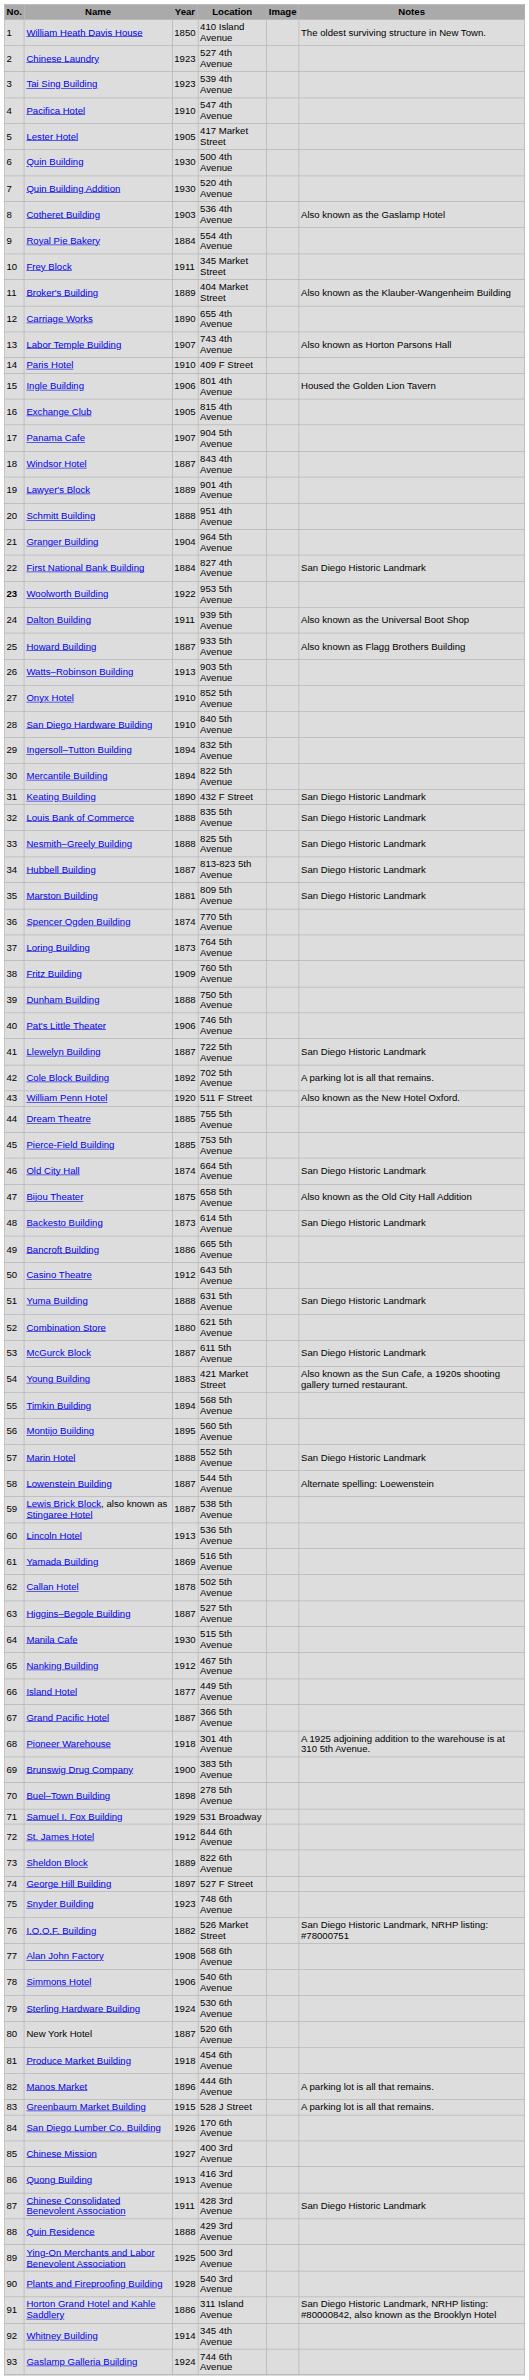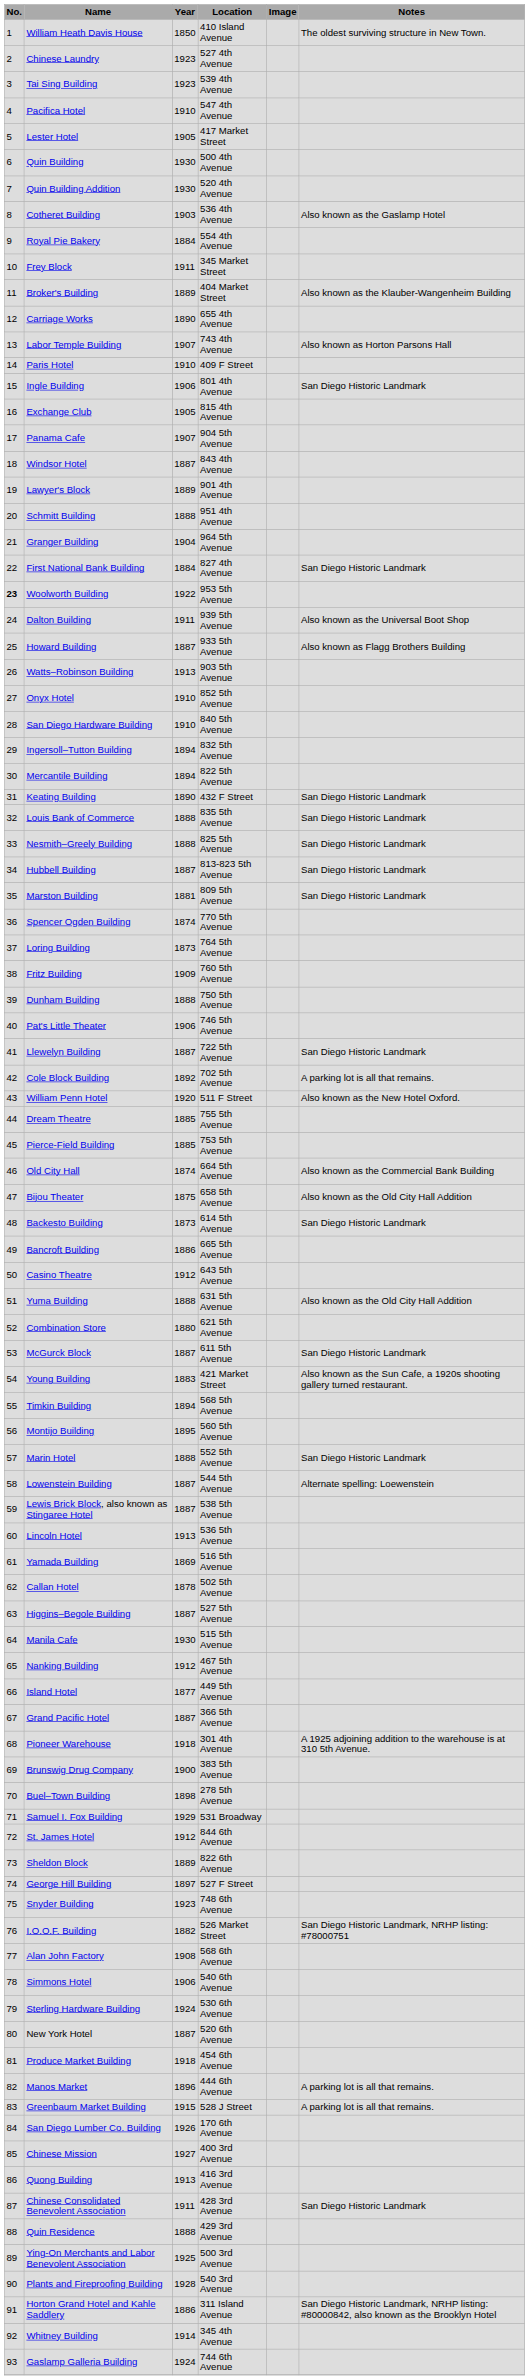(368, 386) Housed the Golden Lion Tavern -> (363, 386) San Diego Historic Landmark
(363, 1171) San Diego Historic Landmark -> (398, 1171) Also known as the Commercial Bank Building
(363, 1301) San Diego Historic Landmark -> (386, 1301) Also known as the Old City Hall Addition
